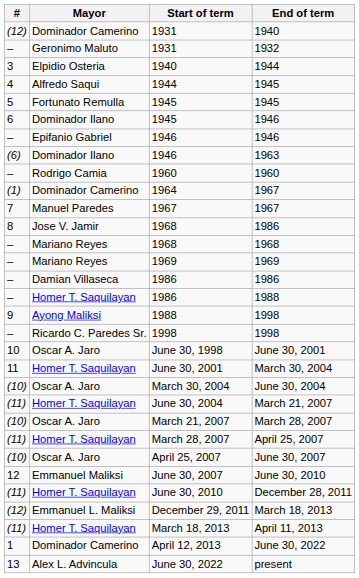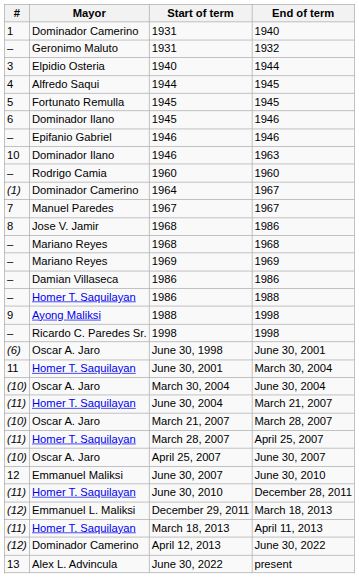(17, 31) (12) -> (10, 31) 1
(14, 155) (6) -> (13, 155) 10
(13, 350) 10 -> (14, 350) (6)
(10, 546) 1 -> (17, 546) (12)
